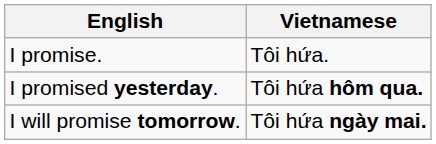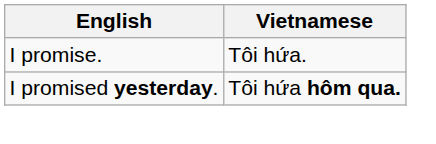- row: (125, 121)
